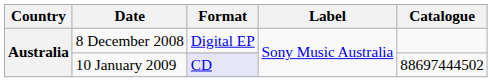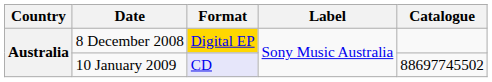(223, 40) no background -> (223, 40) gold background
(442, 64) 88697444502 -> (442, 64) 88697745502
